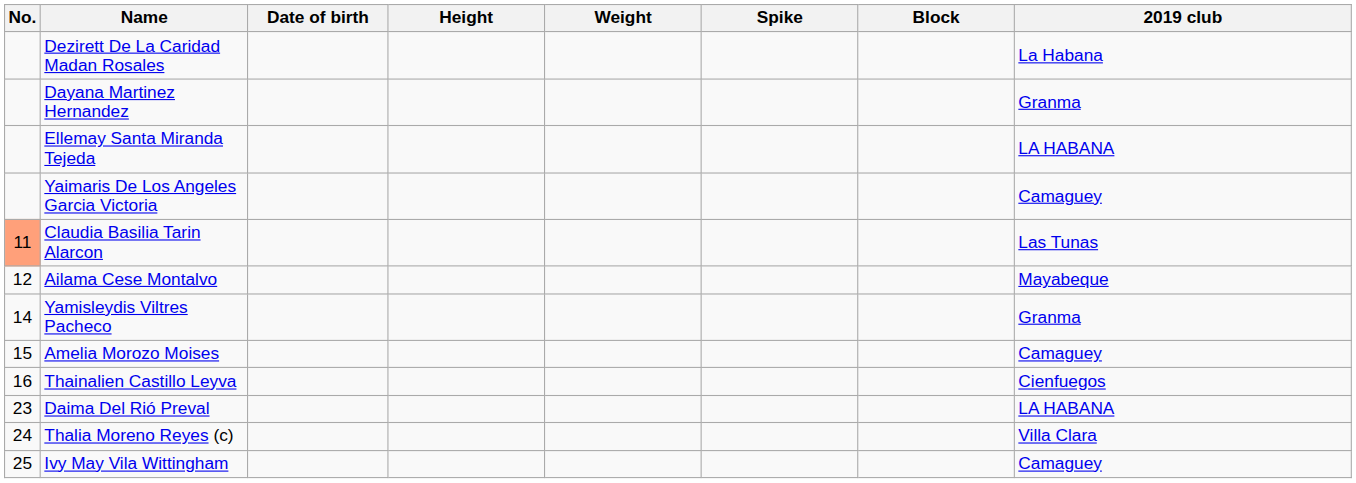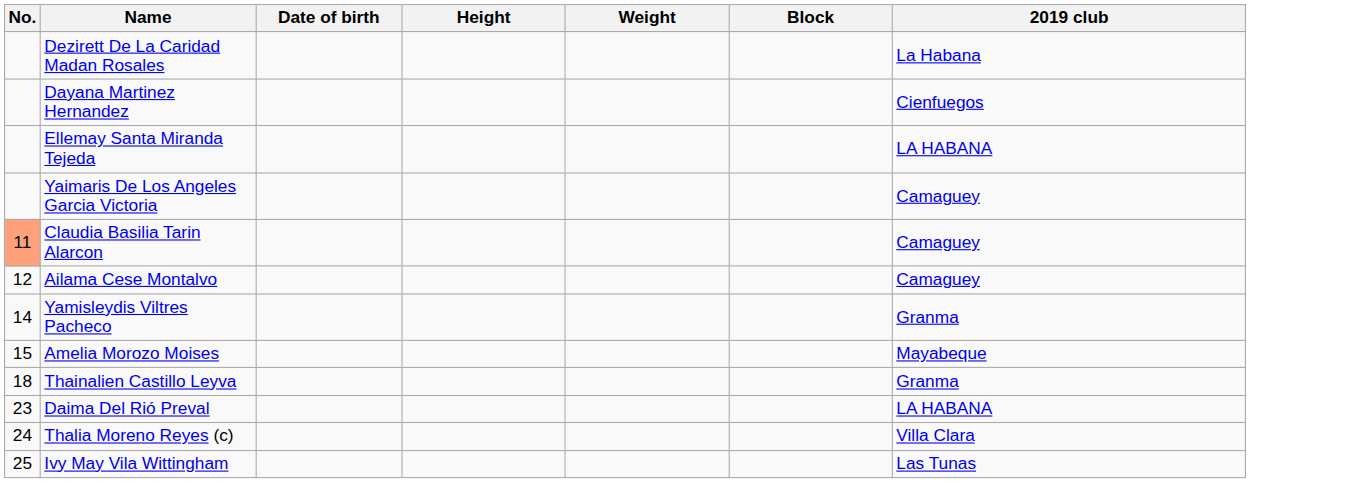- column: (780, 18)
(1050, 102) Granma -> (940, 102) Cienfuegos
(1058, 242) Las Tunas -> (938, 242) Camaguey
(1063, 279) Mayabeque -> (938, 279) Camaguey
(1060, 354) Camaguey -> (941, 354) Mayabeque
(22, 381) 16 -> (22, 381) 18
(1062, 381) Cienfuegos -> (928, 381) Granma
(1060, 463) Camaguey -> (936, 463) Las Tunas
